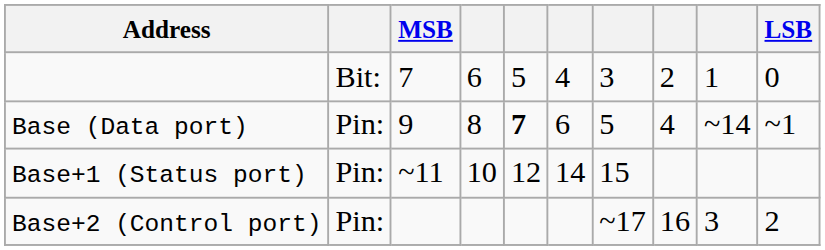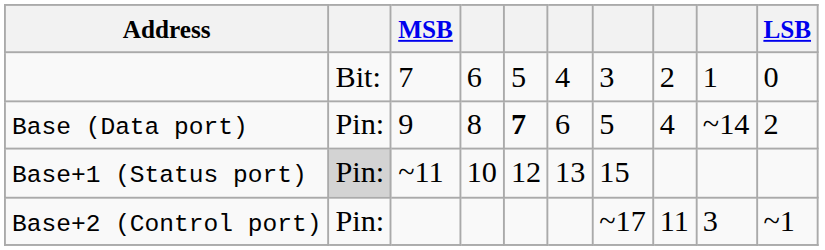(780, 124) ~1 -> (771, 124) 2
(360, 172) no background -> (360, 172) lightgrey background
(570, 172) 14 -> (570, 172) 13
(675, 220) 16 -> (674, 220) 11
(772, 220) 2 -> (779, 220) ~1
